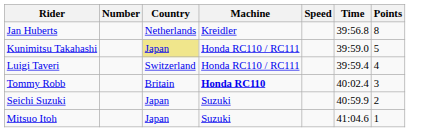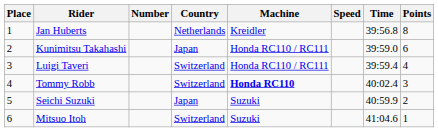+ column: (19, 13)
(157, 48) khaki background -> (186, 48) no background
(376, 48) 5 -> (406, 48) 6
(160, 83) Britain -> (199, 83) Switzerland
(157, 118) Japan -> (199, 118) Switzerland
